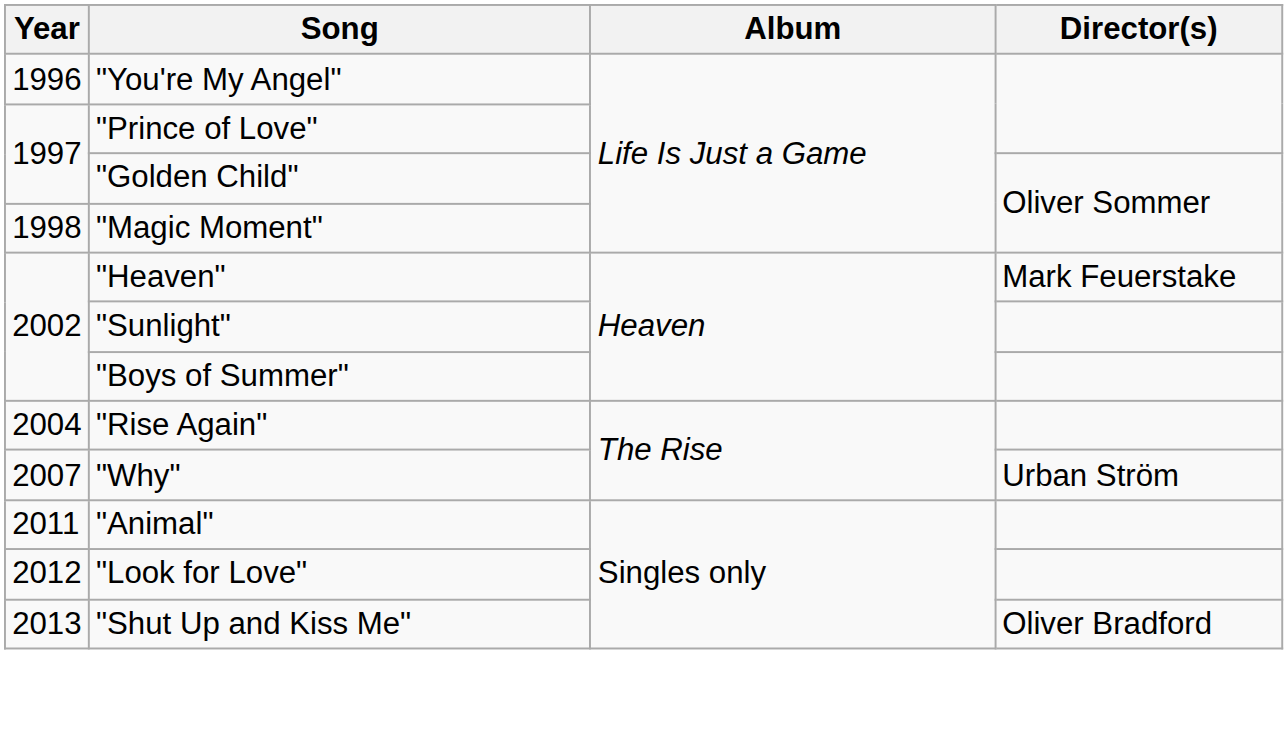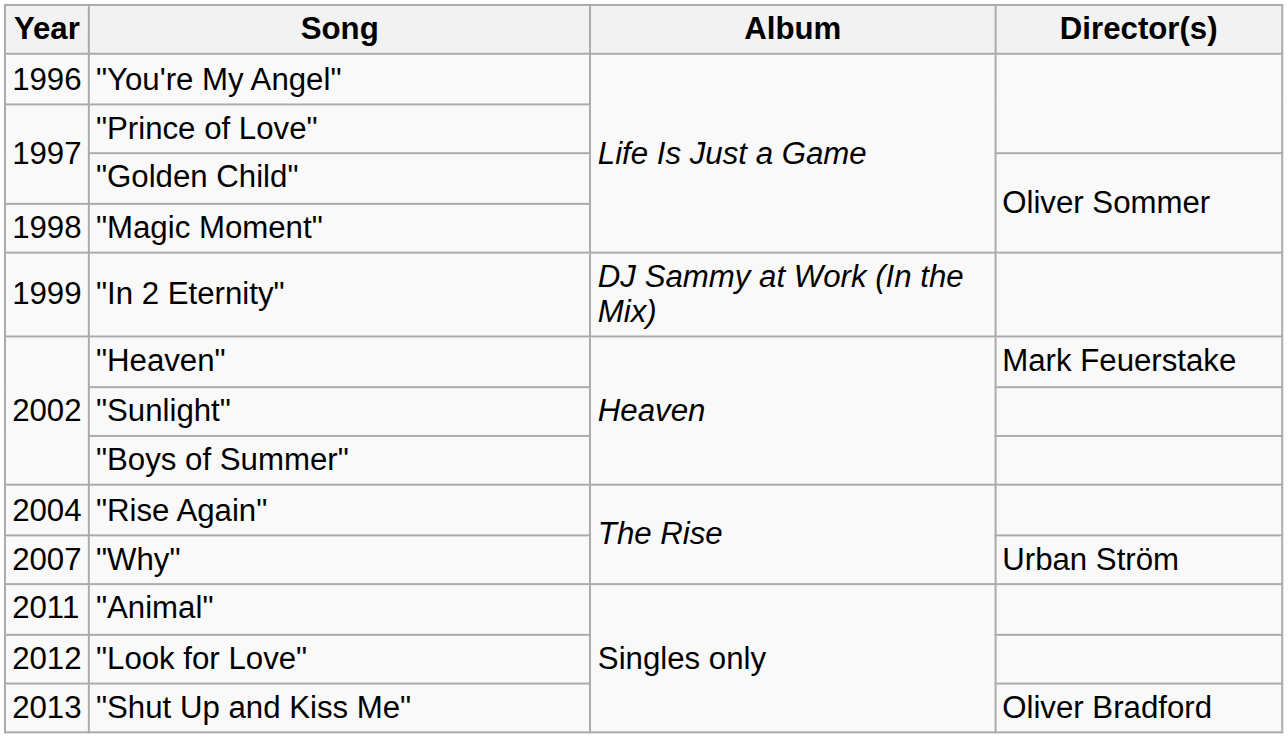+ row: (190, 294)
